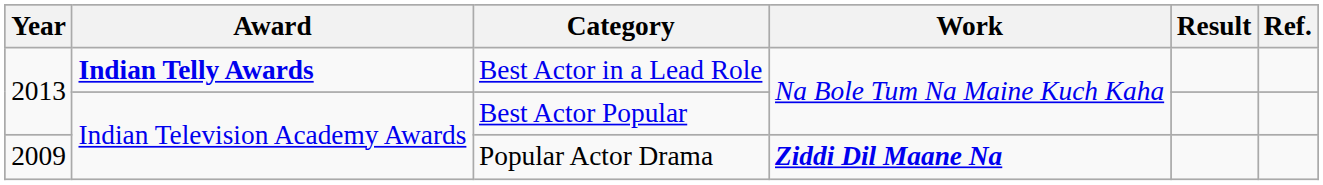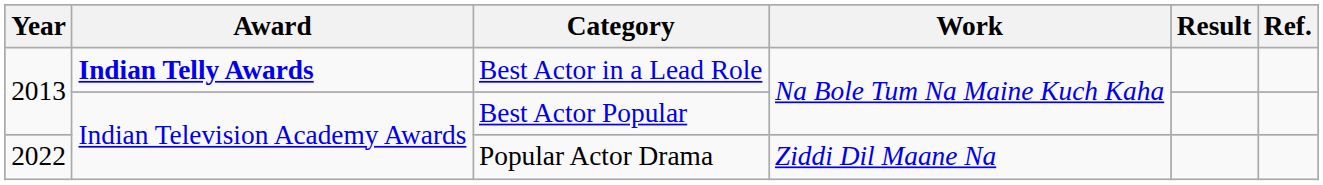(39, 156) 2009 -> (39, 156) 2022
(889, 156) bold -> (886, 156) normal
